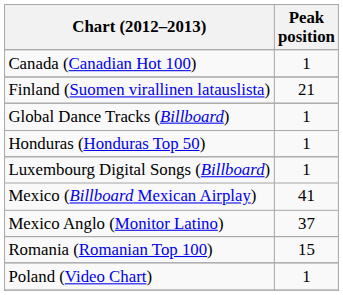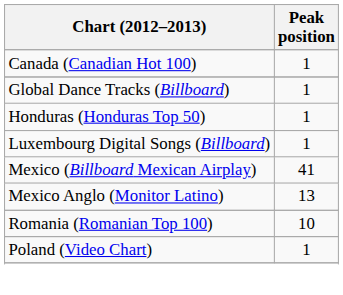- row: (139, 90)
(306, 223) 37 -> (306, 196) 13
(306, 249) 15 -> (306, 223) 10
